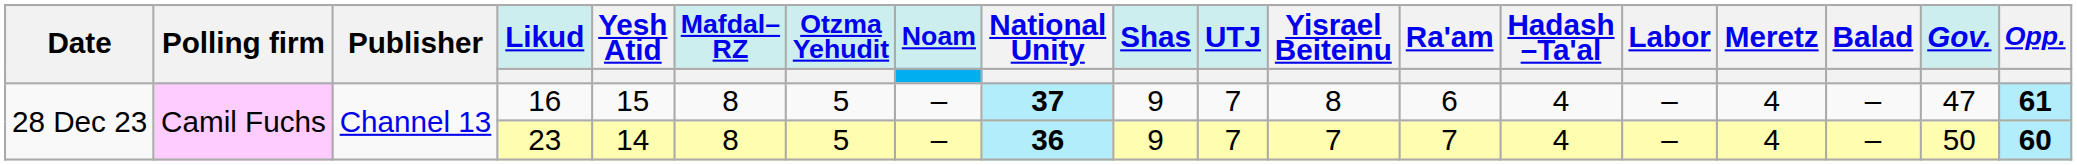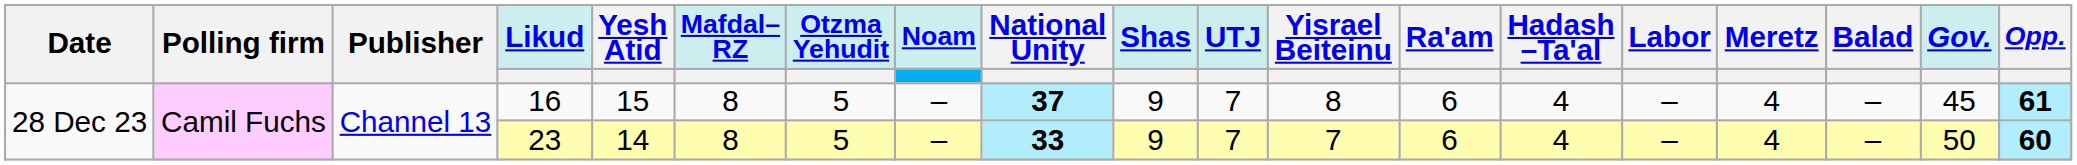(1959, 102) 47 -> (1959, 102) 45
(1048, 141) 36 -> (1048, 141) 33
(1450, 141) 7 -> (1450, 141) 6
